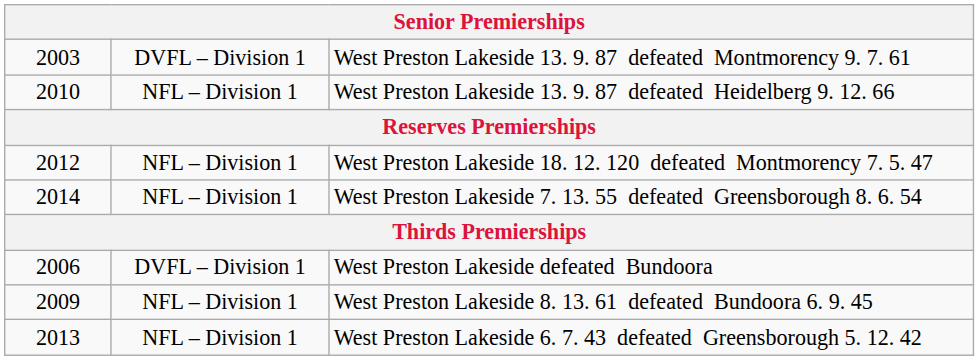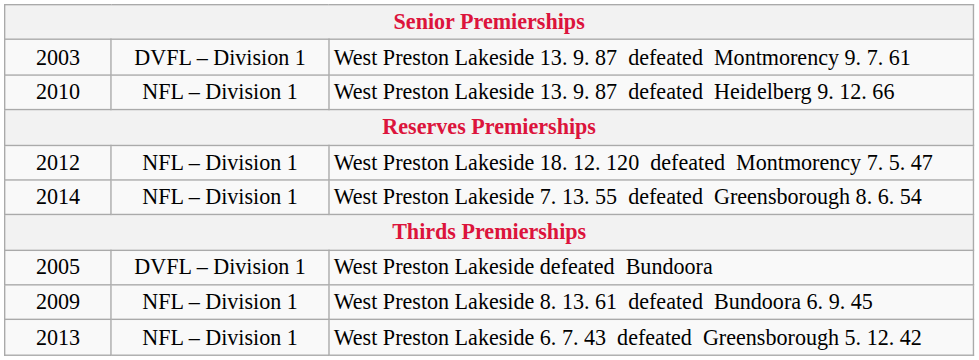(58, 267) 2006 -> (58, 267) 2005
